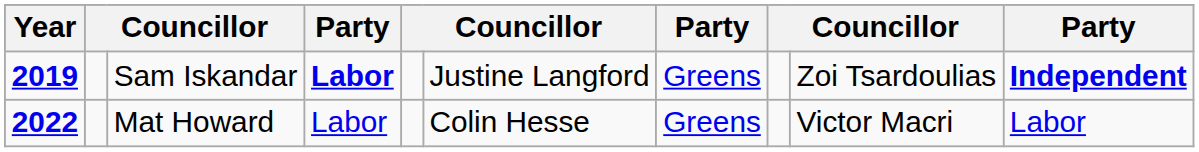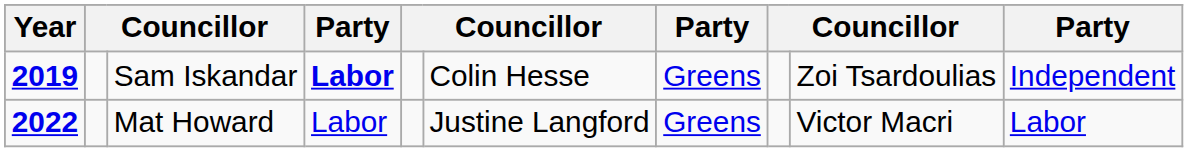(539, 75) Justine Langford -> (510, 75) Colin Hesse
(1098, 75) bold -> (1093, 75) normal
(510, 122) Colin Hesse -> (539, 122) Justine Langford
